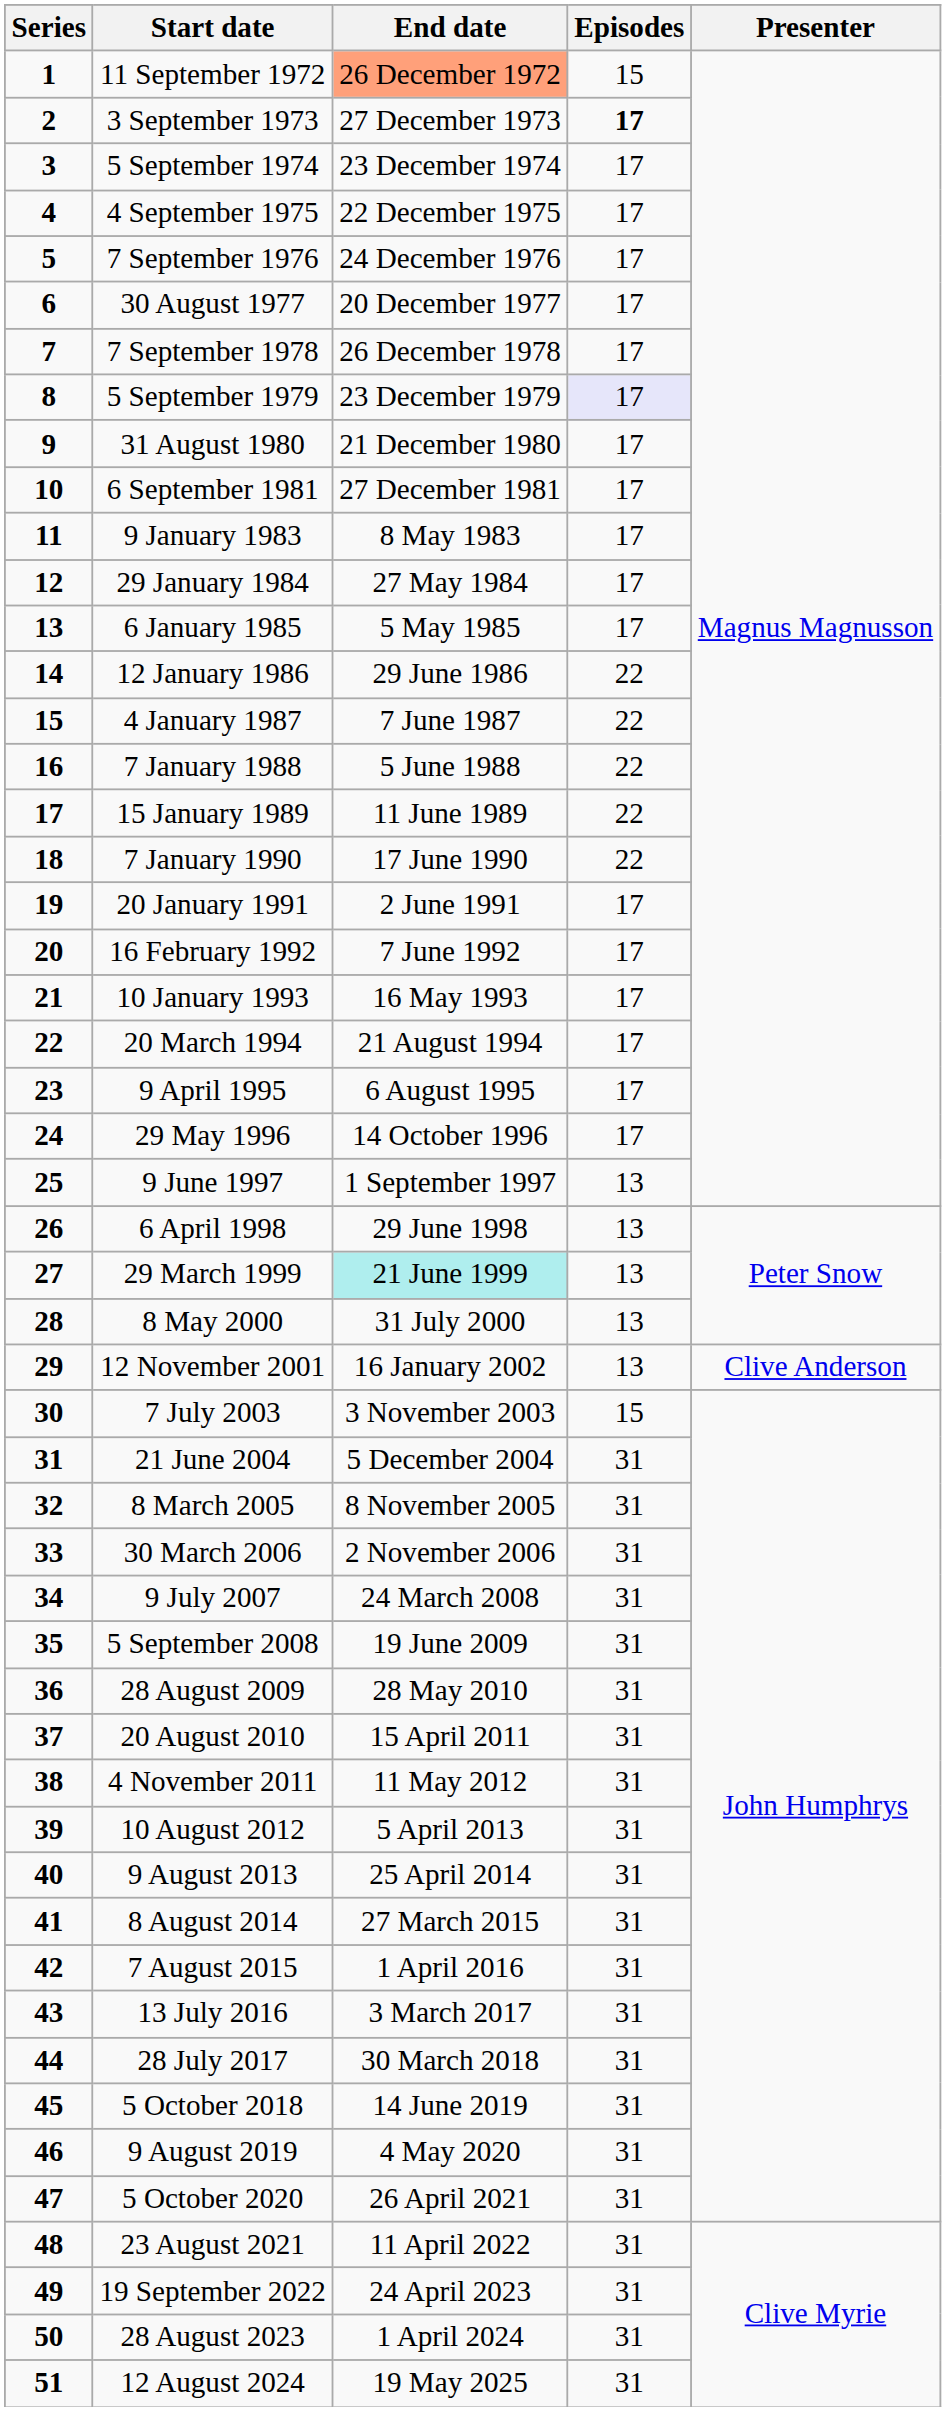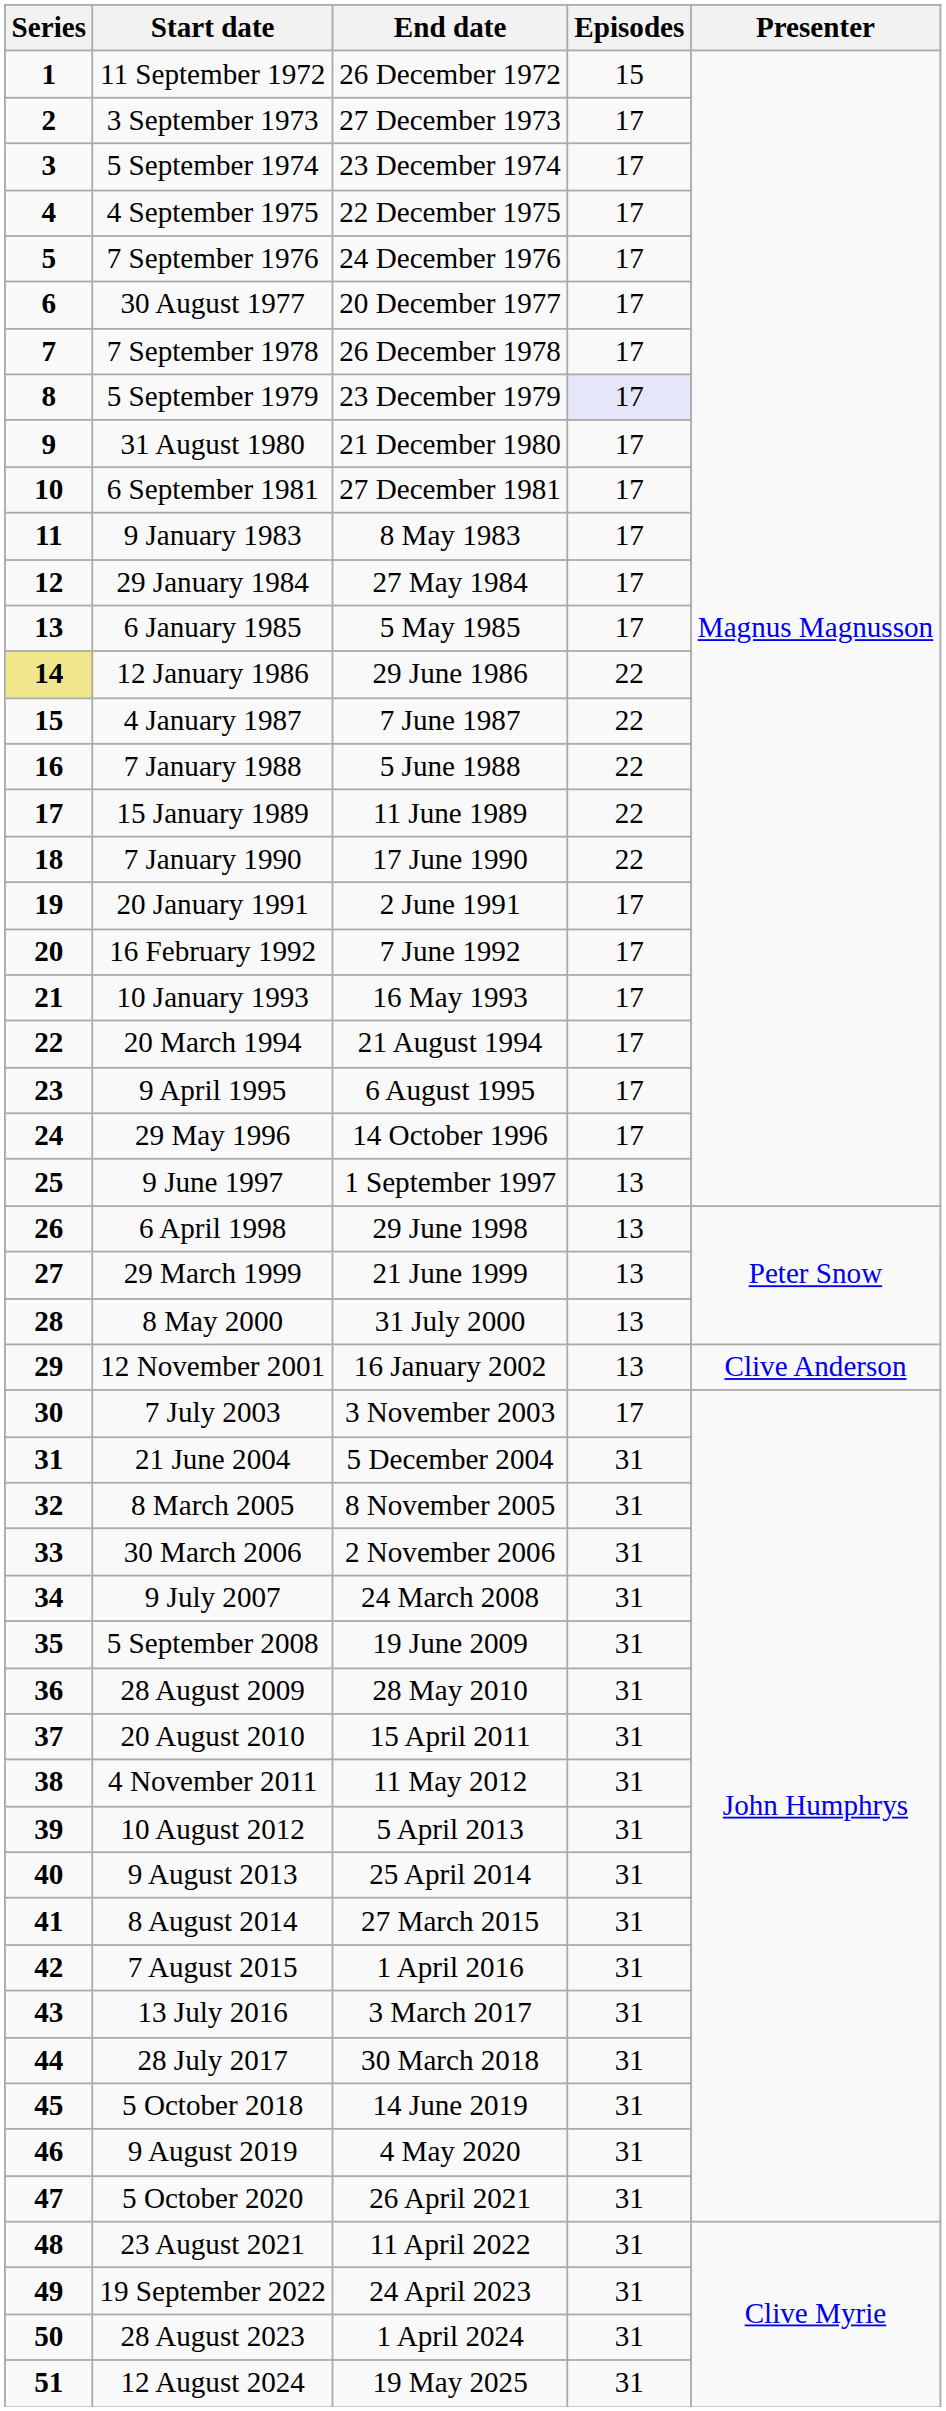(450, 73) lightsalmon background -> (450, 73) no background
(629, 119) bold -> (629, 119) normal
(49, 674) no background -> (49, 674) khaki background
(450, 1274) paleturquoise background -> (450, 1274) no background
(629, 1413) 15 -> (629, 1413) 17
